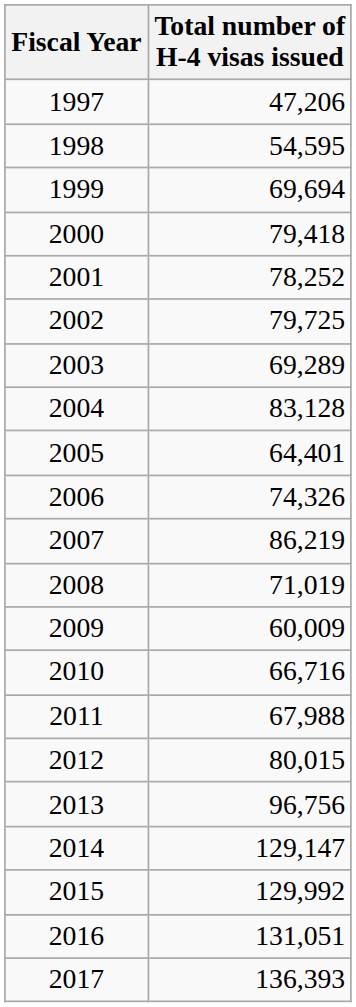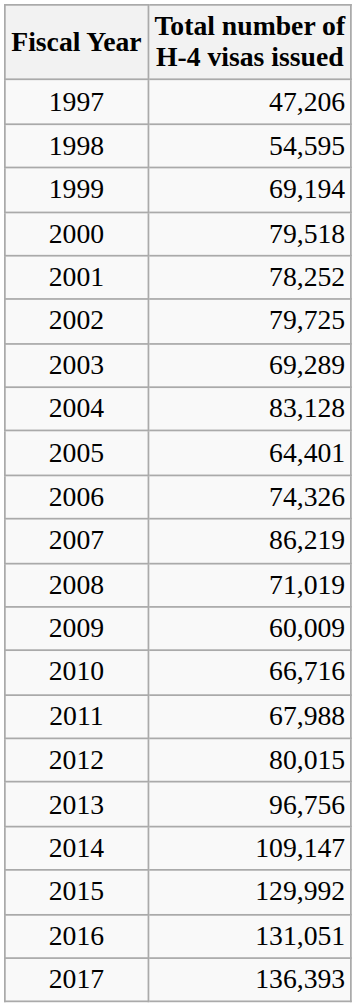(307, 189) 69,694 -> (307, 189) 69,194
(307, 233) 79,418 -> (307, 233) 79,518
(300, 847) 129,147 -> (300, 847) 109,147
